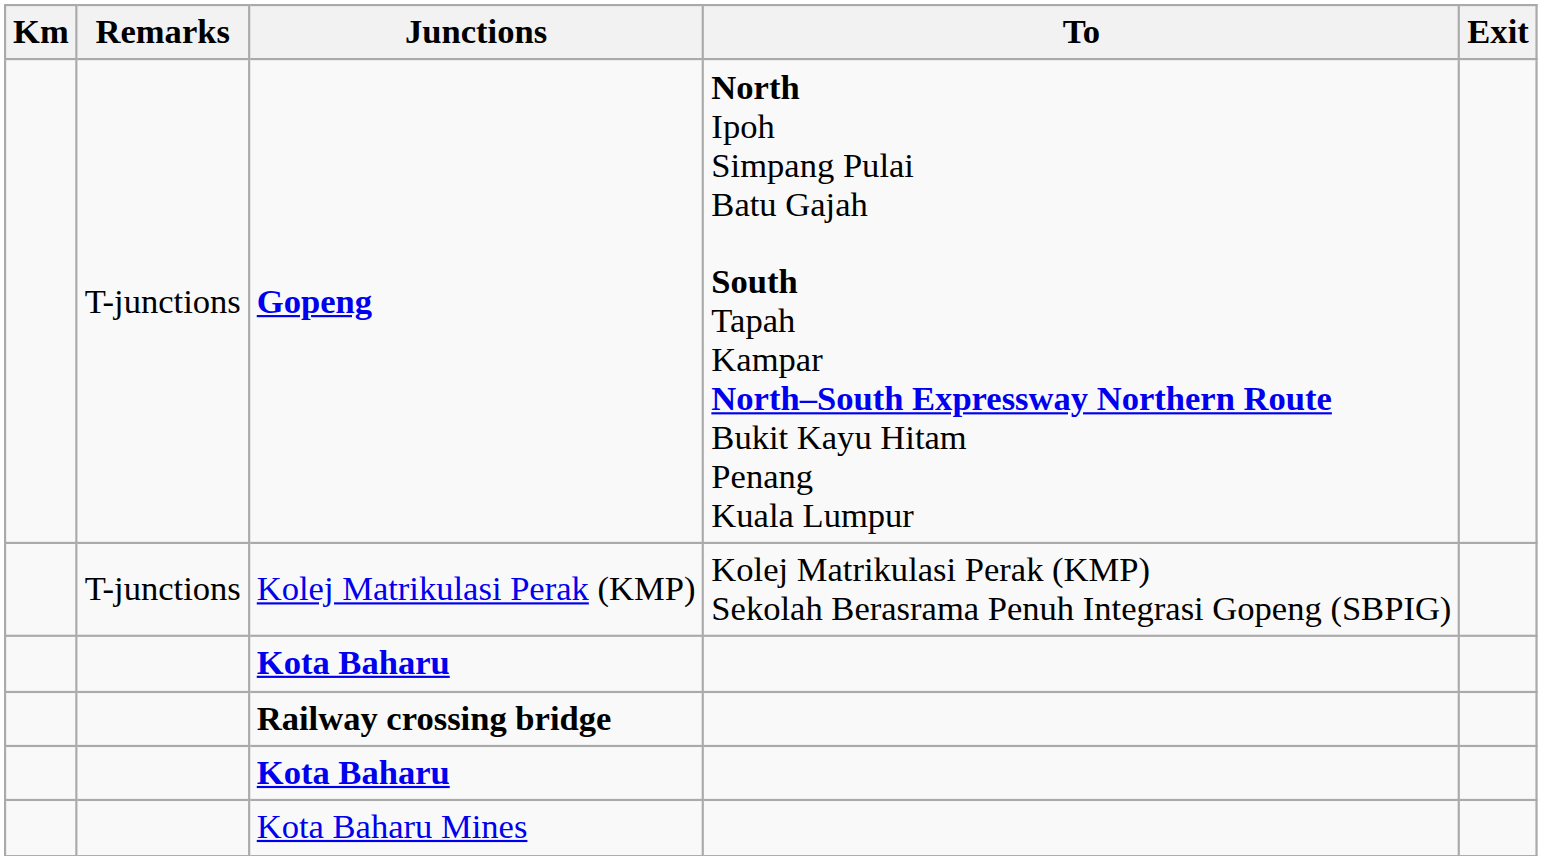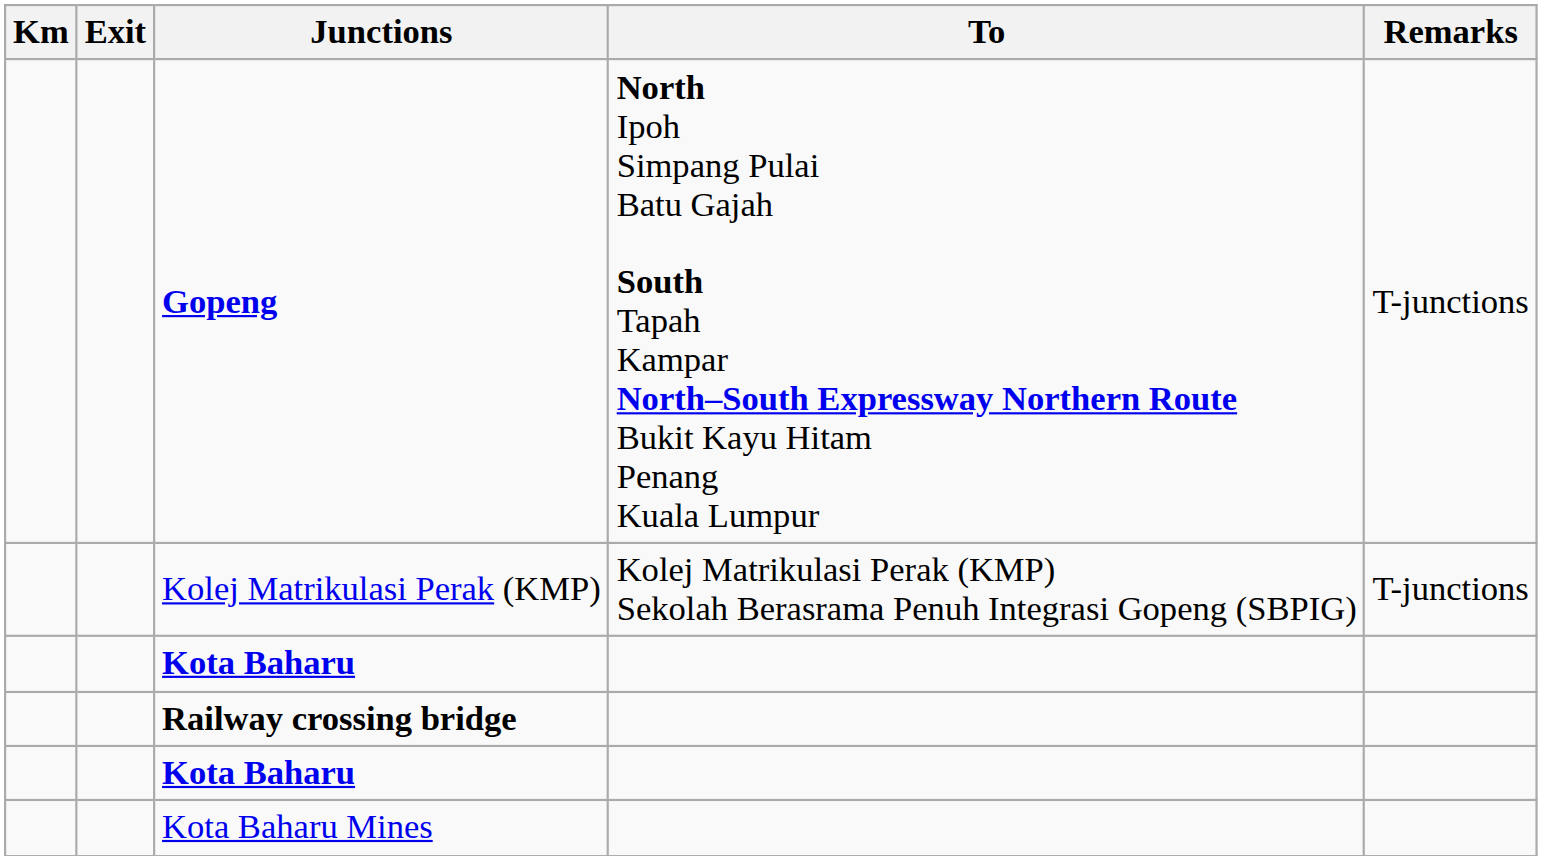columns swapped: (1498, 31) <-> (163, 31)
